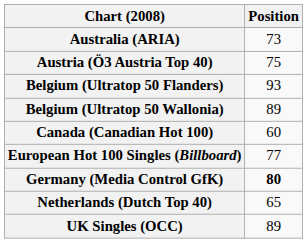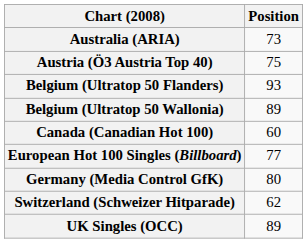(274, 179) bold -> (274, 179) normal
- row: (125, 202)
+ row: (125, 202)
